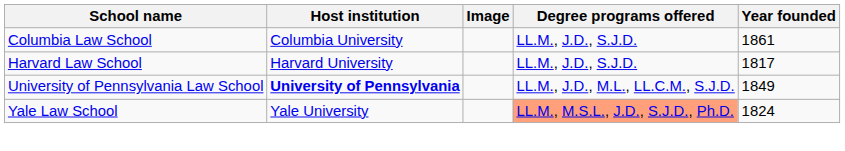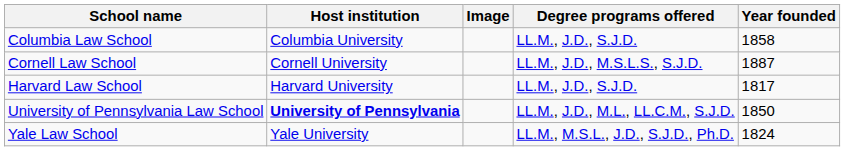(758, 39) 1861 -> (758, 39) 1858
+ row: (72, 63)
(758, 87) 1849 -> (758, 110) 1850
(625, 110) lightsalmon background -> (625, 134) no background
